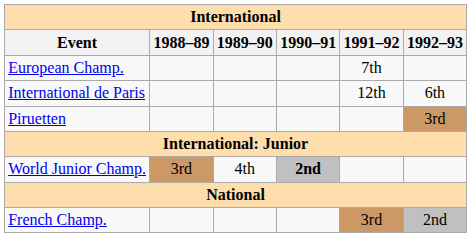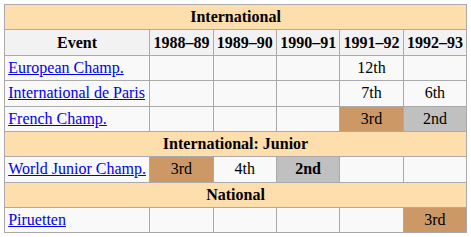(371, 67) 7th -> (371, 67) 12th
(371, 93) 12th -> (371, 93) 7th
rows swapped: (37, 118) <-> (58, 220)
